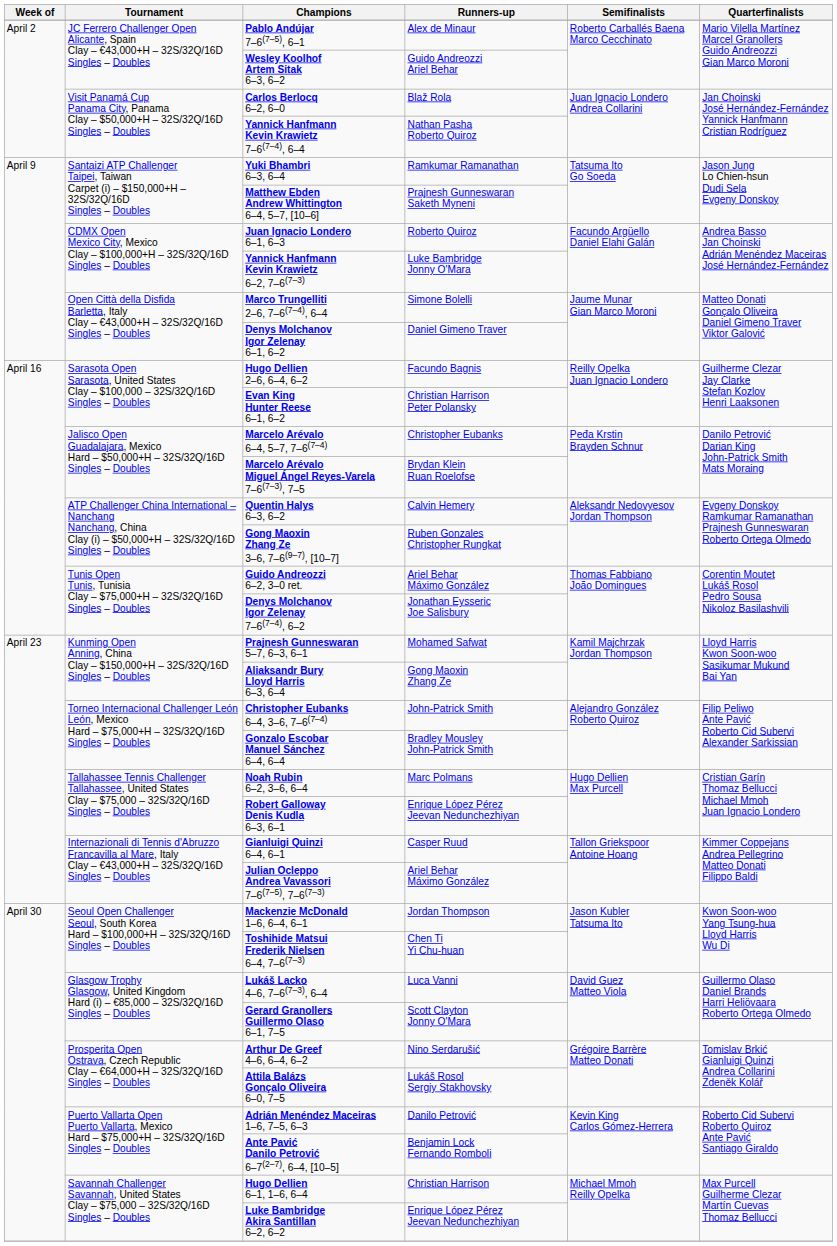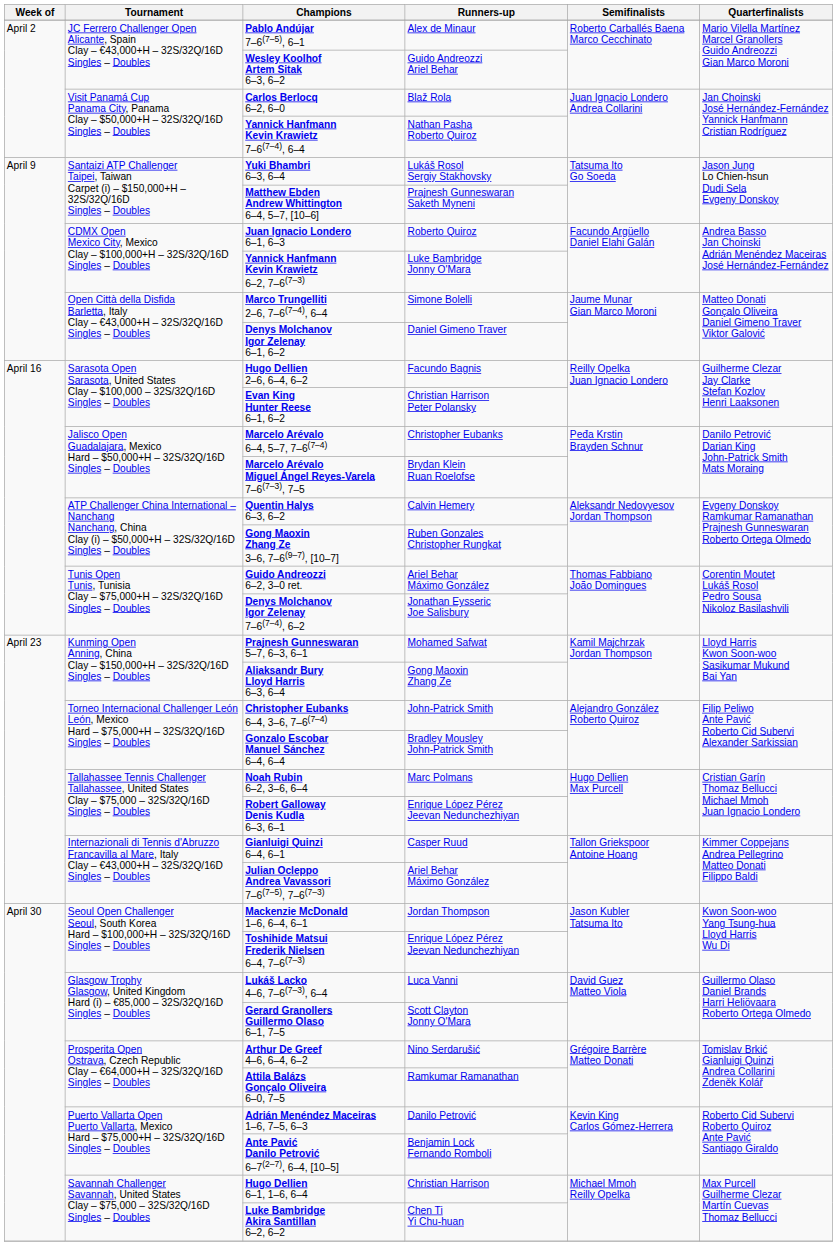(463, 165) Ramkumar Ramanathan -> (449, 171) Lukáš Rosol Sergiy Stakhovsky
(436, 944) Chen Ti Yi Chu-huan -> (463, 944) Enrique López Pérez Jeevan Nedunchezhiyan
(449, 1081) Lukáš Rosol Sergiy Stakhovsky -> (463, 1076) Ramkumar Ramanathan
(463, 1216) Enrique López Pérez Jeevan Nedunchezhiyan -> (436, 1216) Chen Ti Yi Chu-huan
